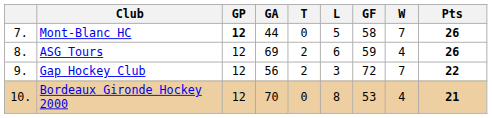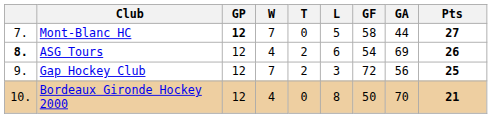columns swapped: (402, 14) <-> (271, 14)
(452, 33) 26 -> (452, 33) 27
(21, 52) normal -> (21, 52) bold
(369, 52) 59 -> (369, 52) 54
(452, 71) 22 -> (452, 71) 25
(369, 97) 53 -> (369, 97) 50
